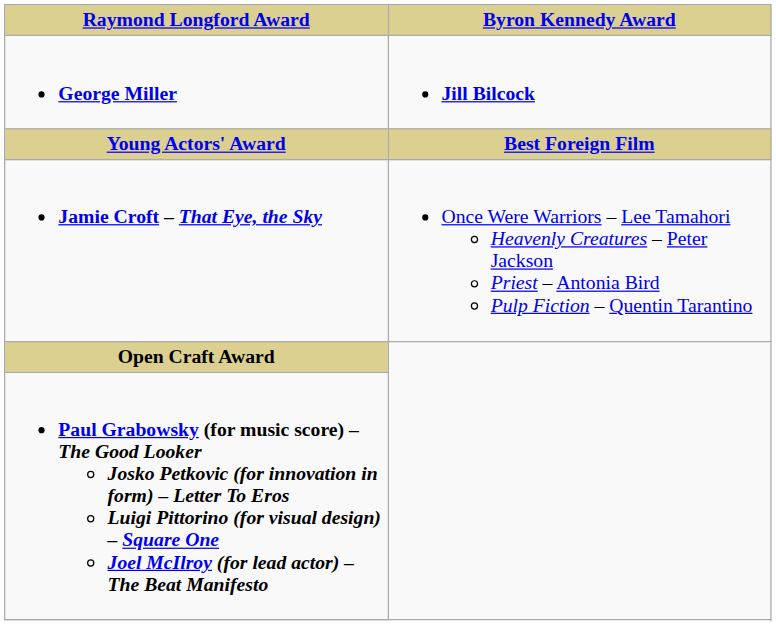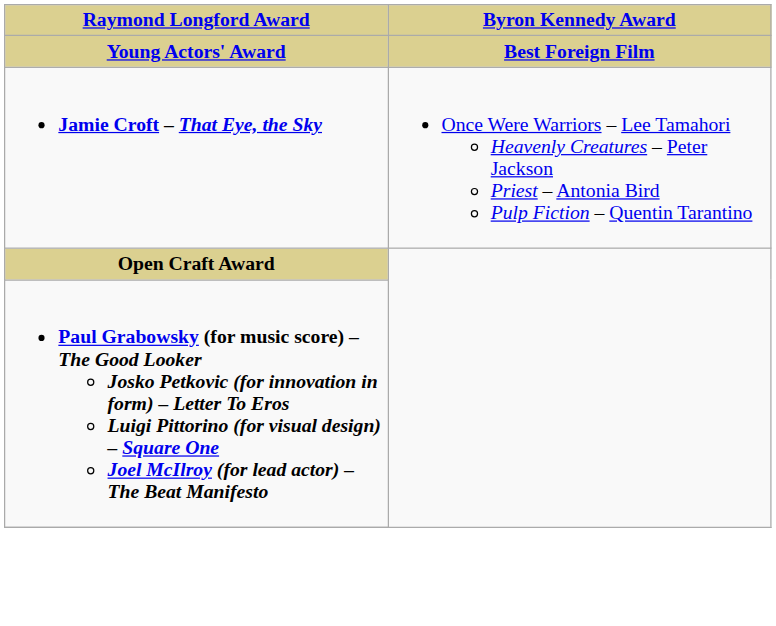- row: (196, 93)
